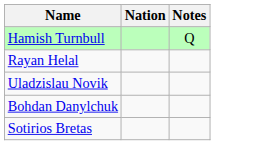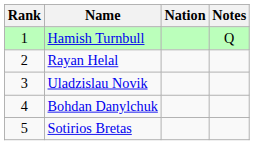+ column: (24, 15)
